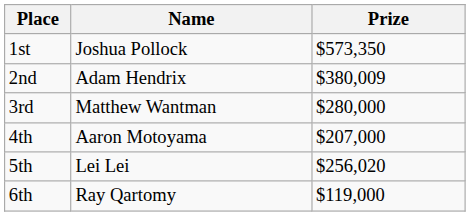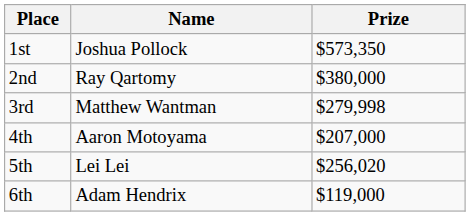(131, 78) Adam Hendrix -> (126, 78) Ray Qartomy
(351, 78) $380,009 -> (351, 78) $380,000
(351, 107) $280,000 -> (351, 107) $279,998
(126, 195) Ray Qartomy -> (131, 195) Adam Hendrix
